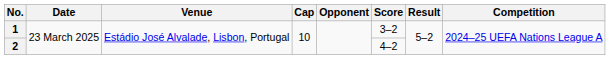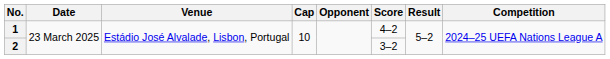(389, 29) 3–2 -> (389, 29) 4–2
(389, 46) 4–2 -> (389, 46) 3–2
